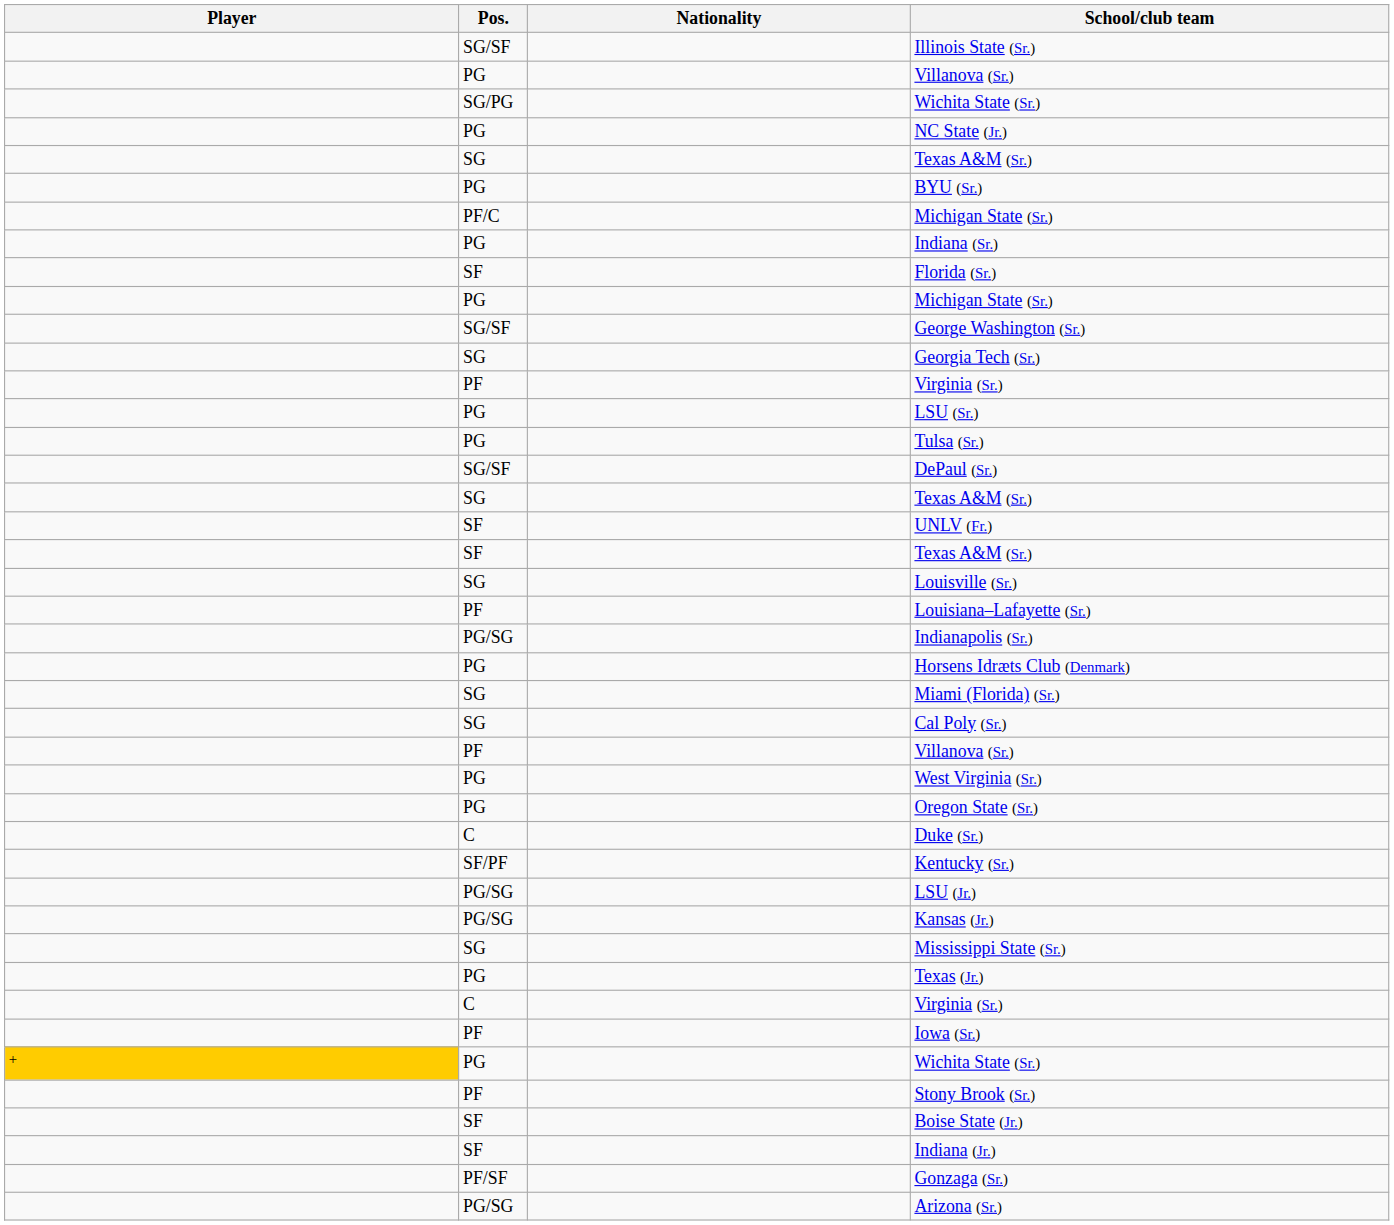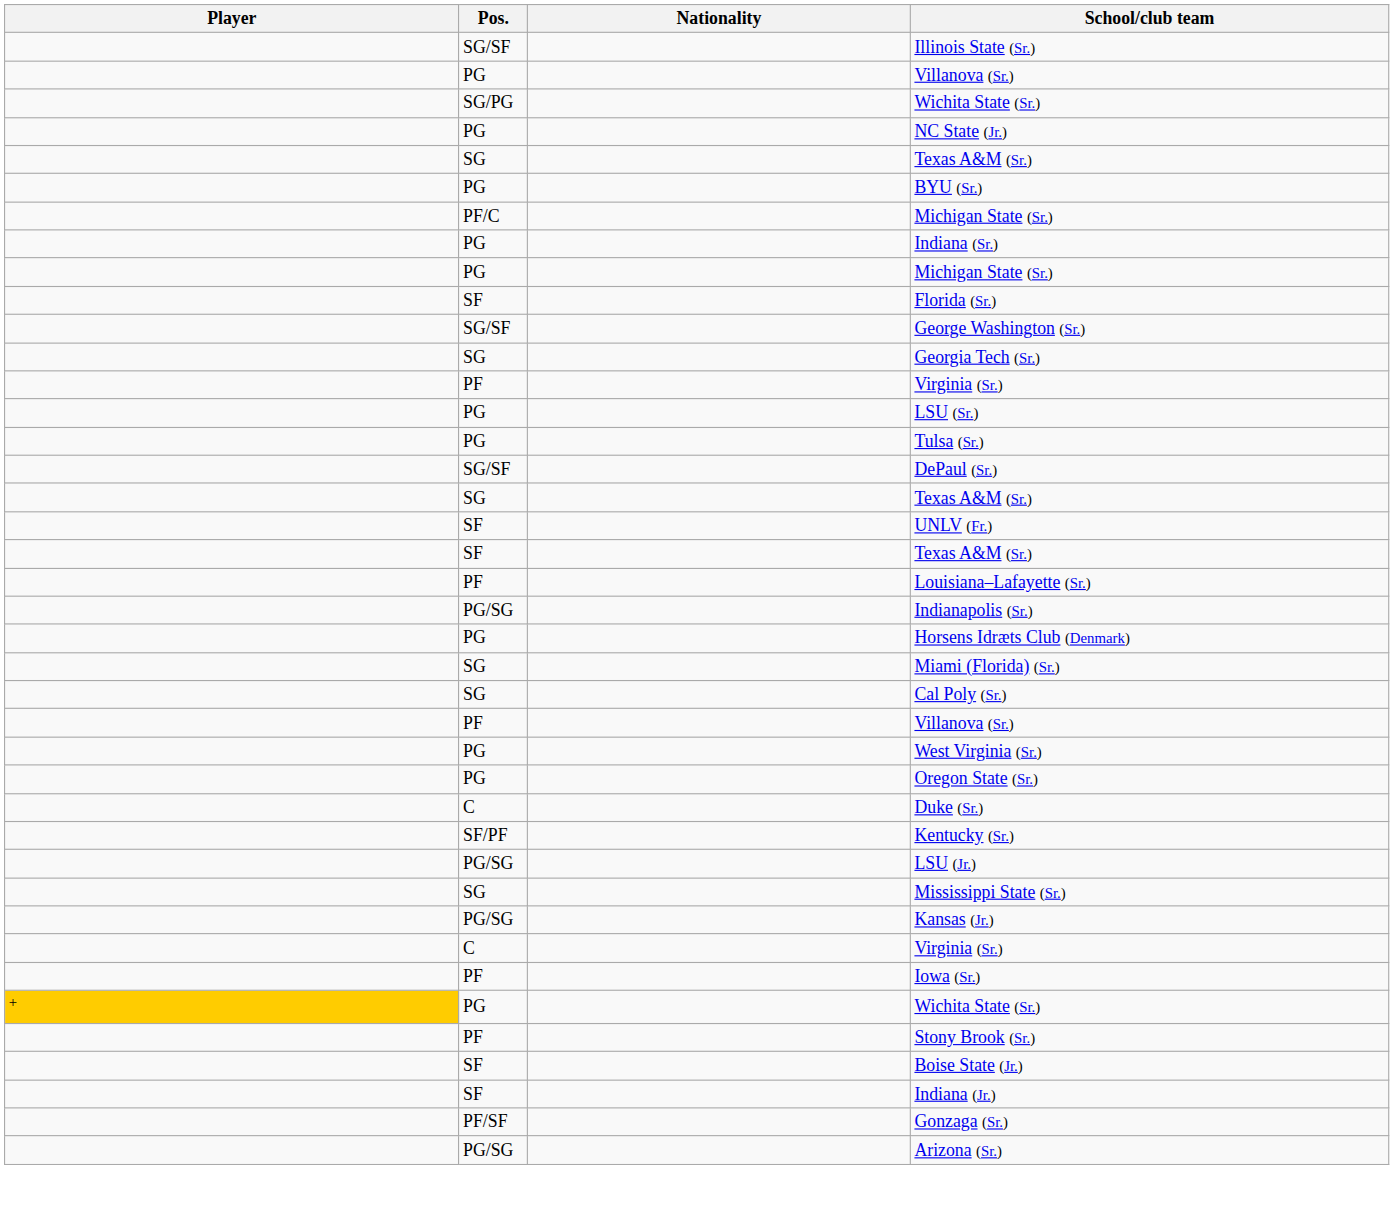rows swapped: (473, 272) <-> (474, 300)
- row: (474, 581)
rows swapped: (488, 919) <-> (474, 948)
- row: (474, 976)
